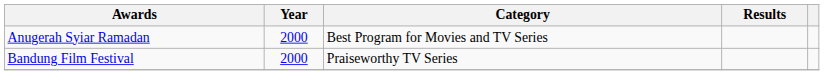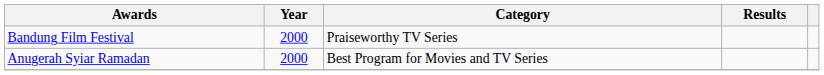rows swapped: (71, 59) <-> (79, 37)
